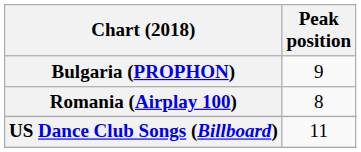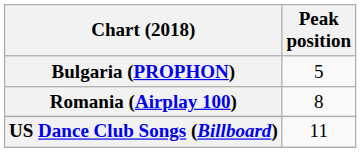(319, 71) 9 -> (319, 71) 5
